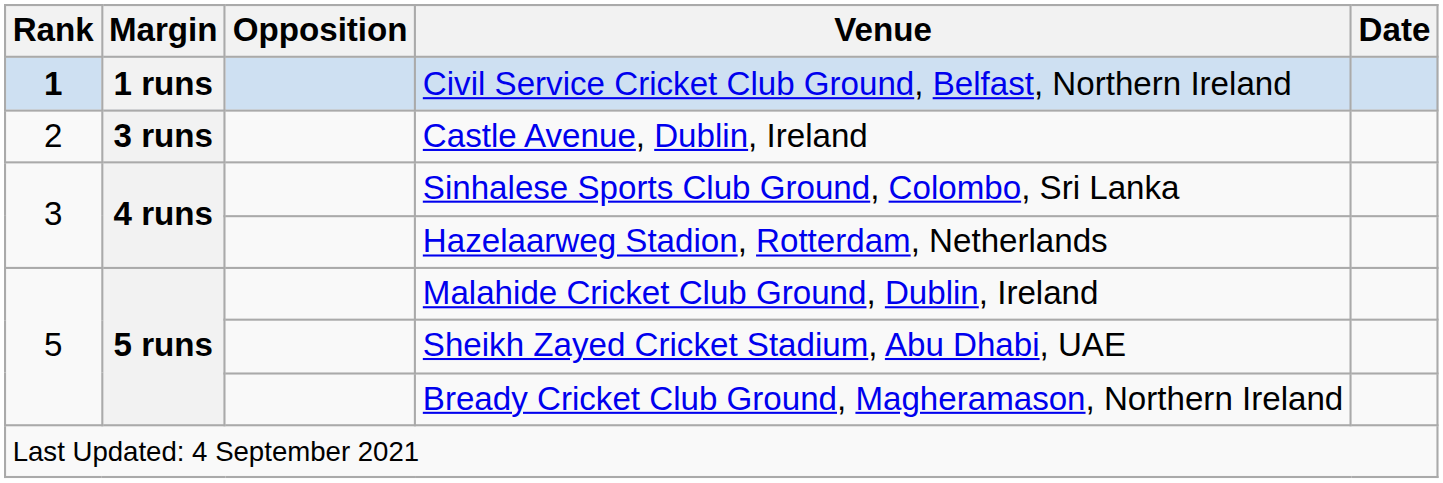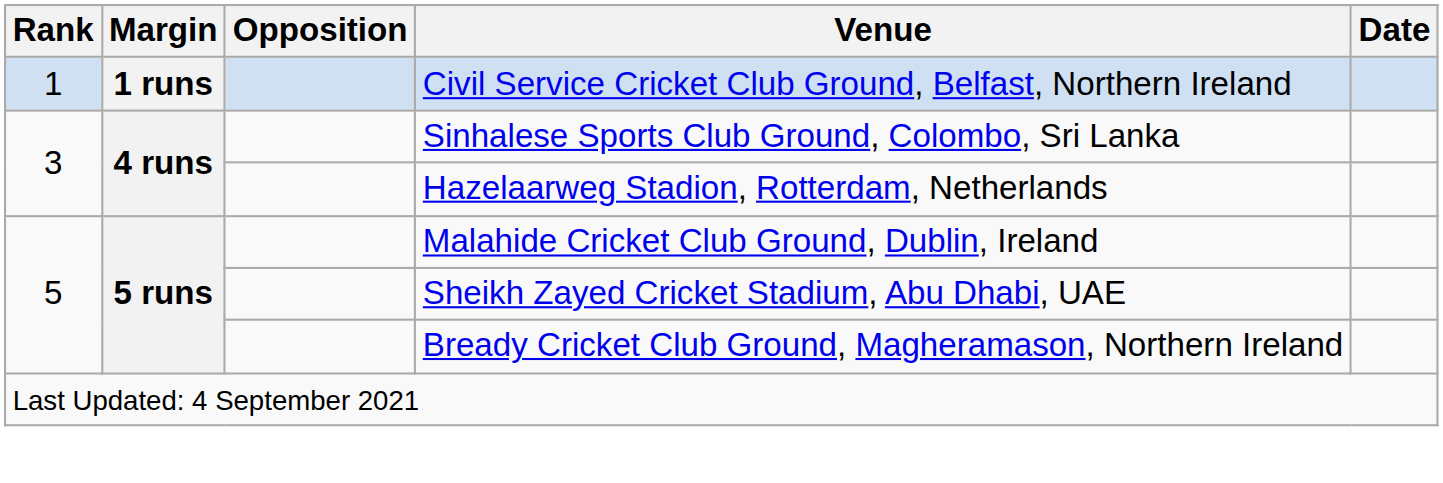(53, 83) bold -> (53, 83) normal
- row: (645, 135)
